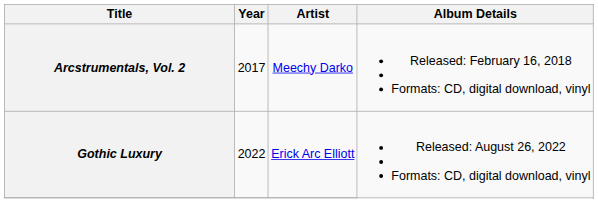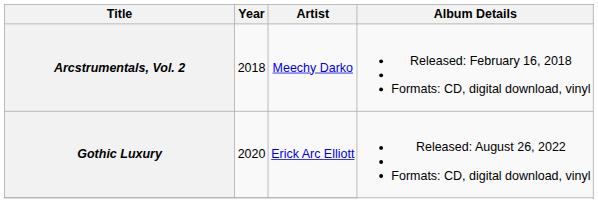(252, 67) 2017 -> (252, 67) 2018
(252, 154) 2022 -> (252, 154) 2020
